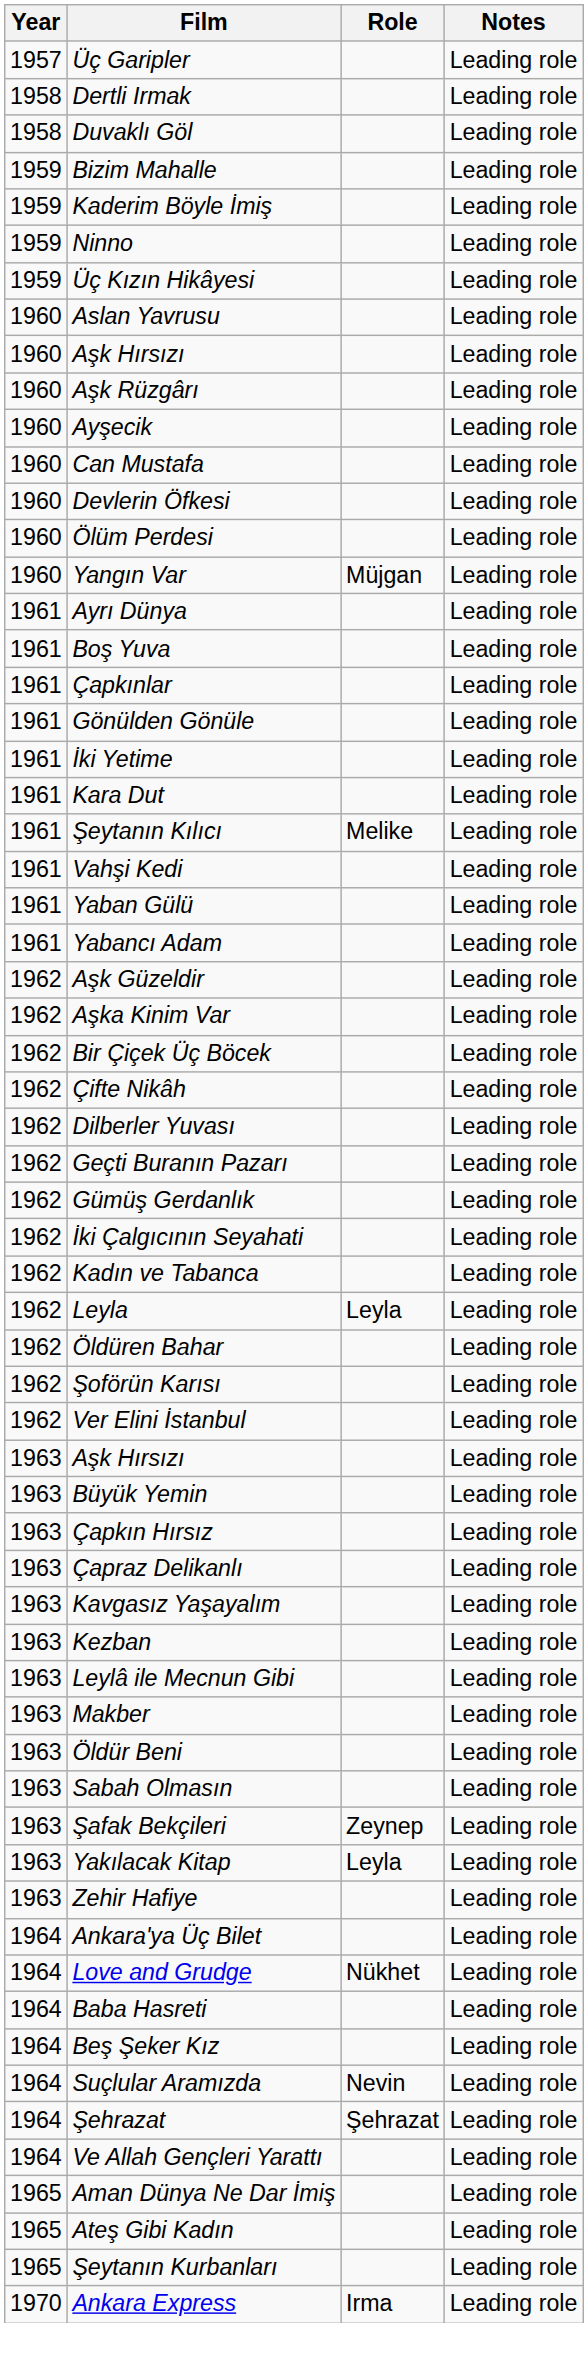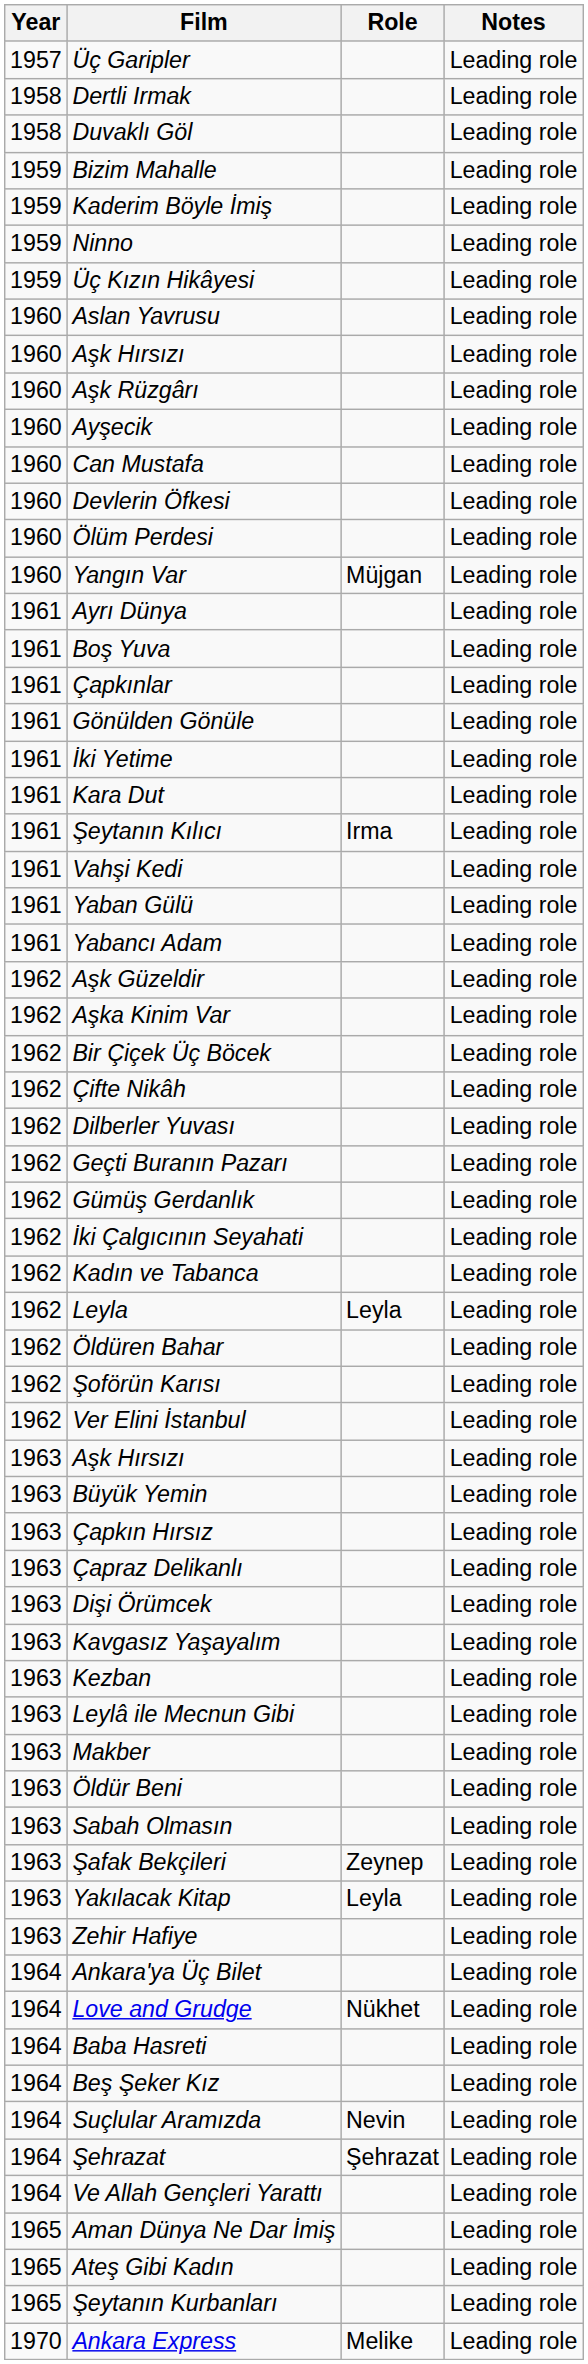(380, 832) Melike -> (369, 832) Irma
+ row: (36, 1605)
(369, 2304) Irma -> (380, 2340) Melike
